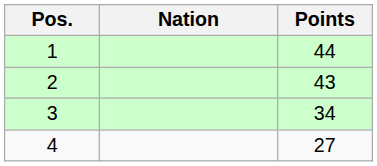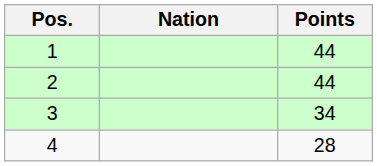(325, 82) 43 -> (325, 82) 44
(325, 144) 27 -> (325, 144) 28
